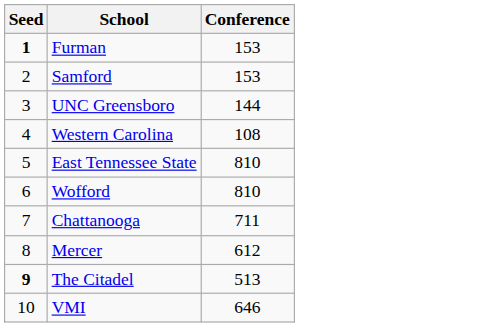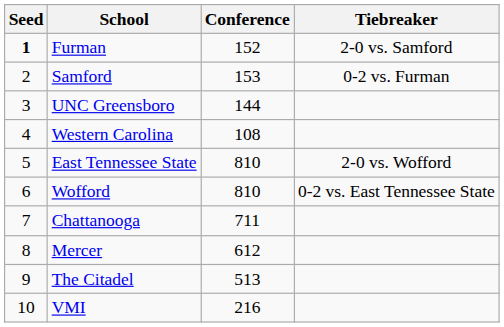+ column: (396, 19)
(247, 47) 153 -> (247, 47) 152
(26, 278) bold -> (26, 278) normal
(247, 307) 646 -> (247, 307) 216
